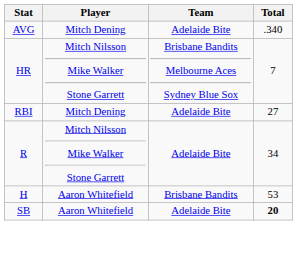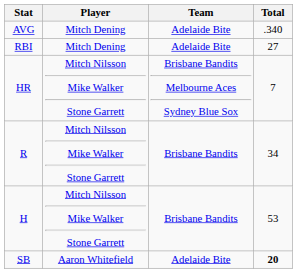rows swapped: (24, 71) <-> (24, 112)
(201, 153) Adelaide Bite -> (201, 153) Brisbane Bandits
(95, 194) Aaron Whitefield -> (95, 218) Mitch Nilsson Mike Walker Stone Garrett
